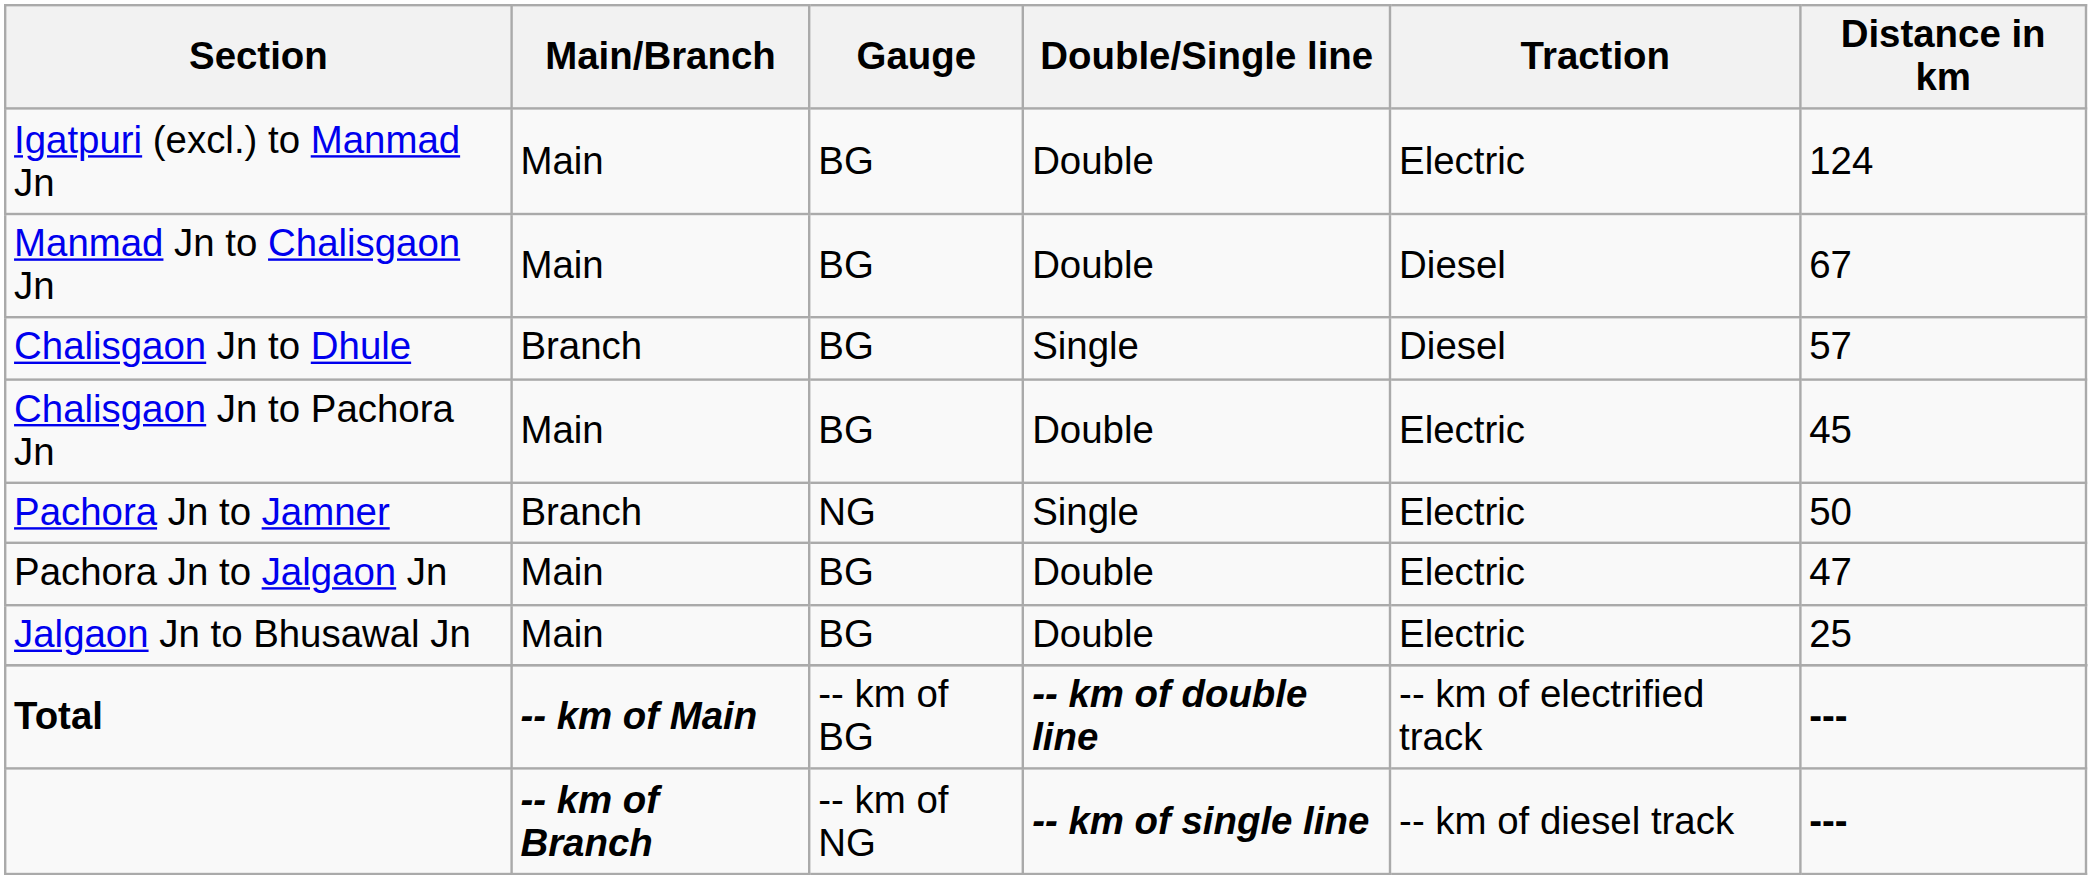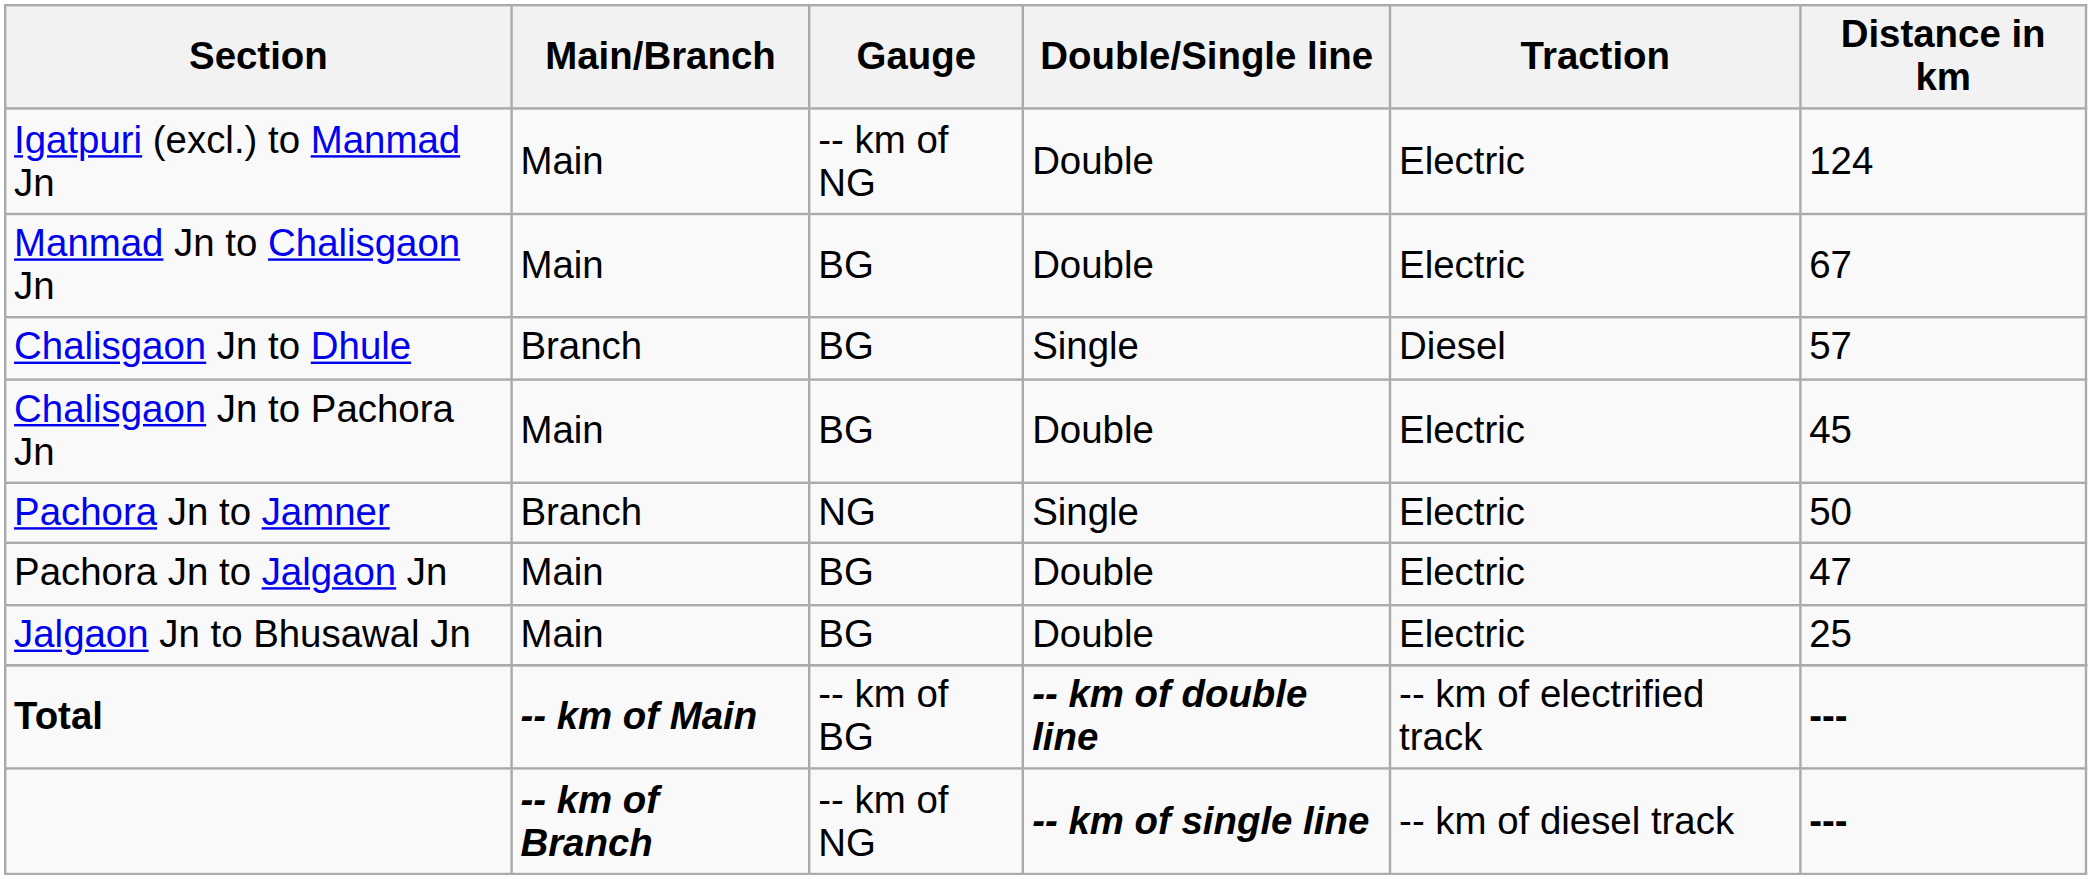(846, 160) BG -> (883, 160) -- km of NG
(1452, 264) Diesel -> (1462, 264) Electric
